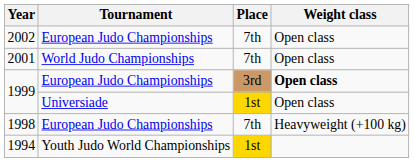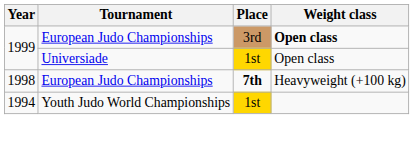- row: (21, 37)
- row: (21, 59)
(252, 124) normal -> (252, 80) bold
